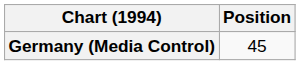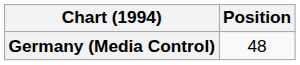(257, 45) 45 -> (257, 45) 48
